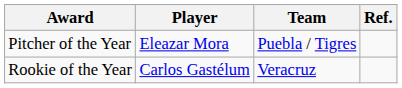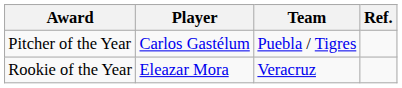(184, 43) Eleazar Mora -> (195, 43) Carlos Gastélum
(195, 69) Carlos Gastélum -> (184, 69) Eleazar Mora
